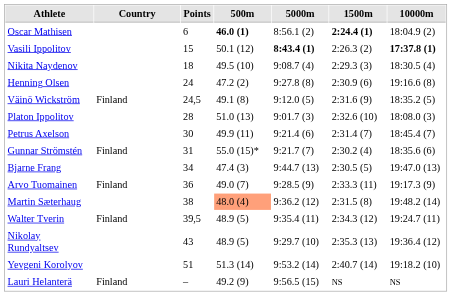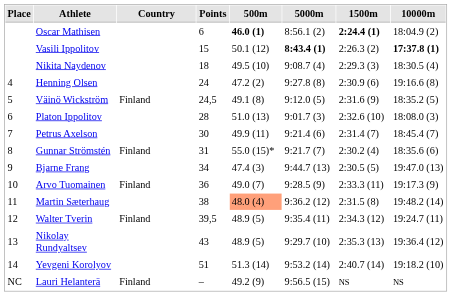+ column: (19, 13)
